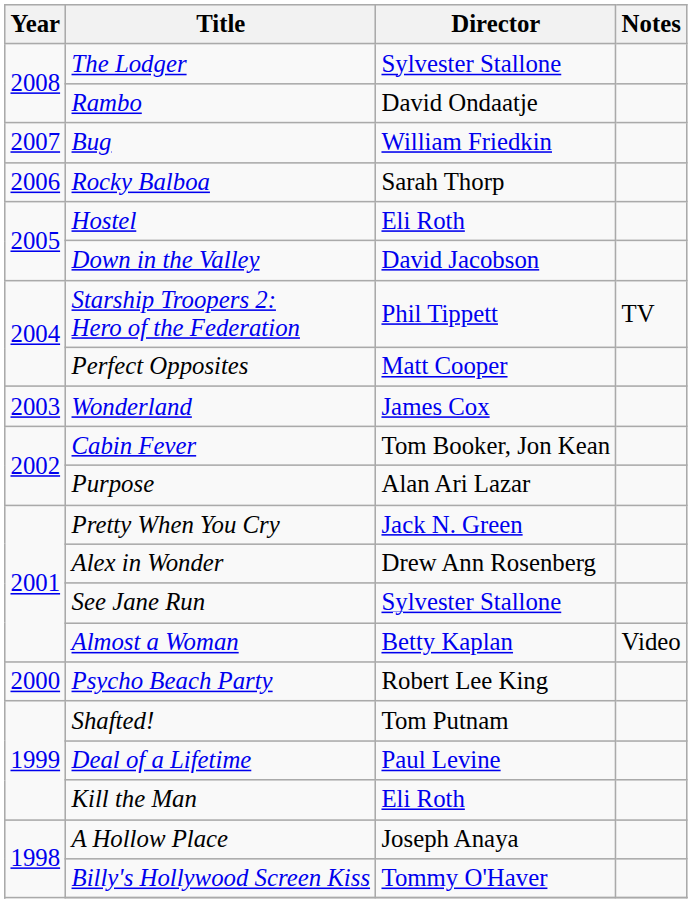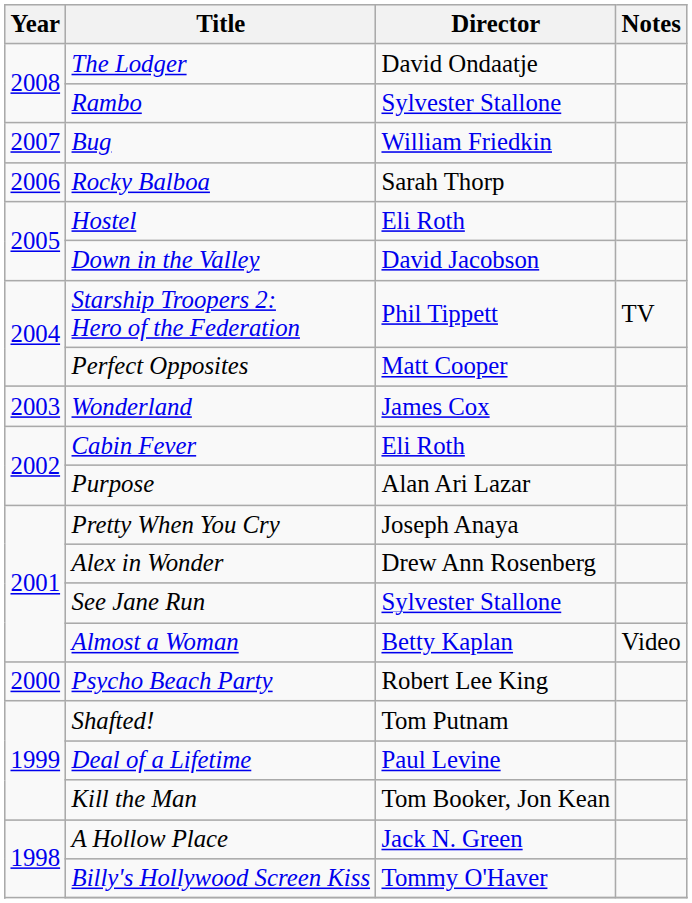(471, 63) Sylvester Stallone -> (460, 63) David Ondaatje
(460, 102) David Ondaatje -> (471, 102) Sylvester Stallone
(496, 445) Tom Booker, Jon Kean -> (423, 445) Eli Roth
(452, 524) Jack N. Green -> (450, 524) Joseph Anaya
(423, 799) Eli Roth -> (496, 799) Tom Booker, Jon Kean
(450, 838) Joseph Anaya -> (452, 838) Jack N. Green
